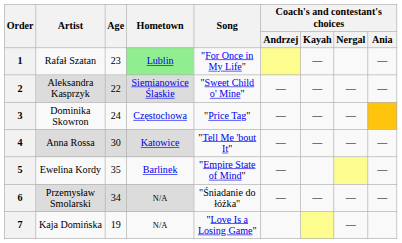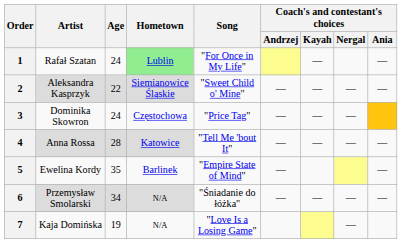(116, 61) 23 -> (116, 61) 24
(116, 143) 30 -> (116, 143) 28
